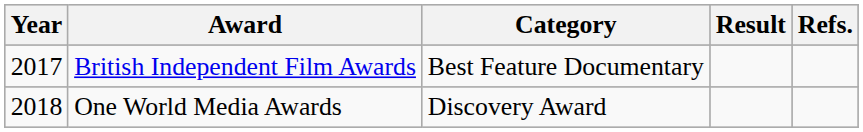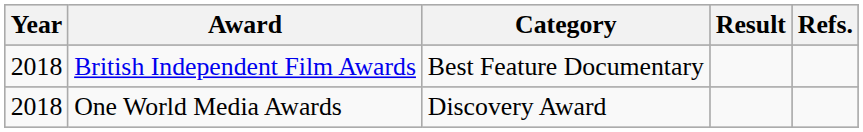(37, 65) 2017 -> (37, 65) 2018
